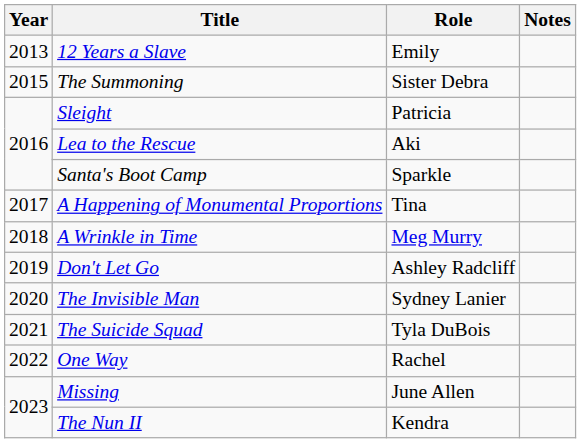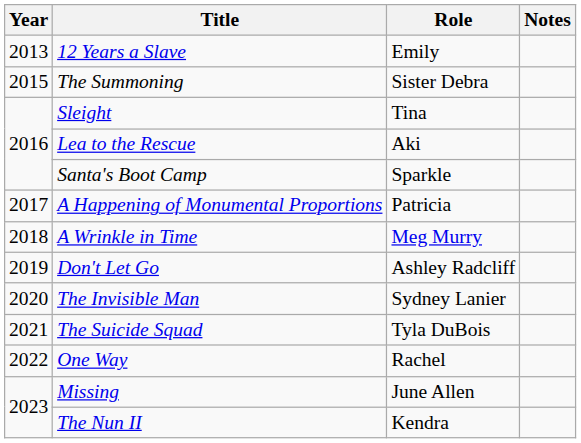(421, 112) Patricia -> (409, 112) Tina
(409, 205) Tina -> (421, 205) Patricia
